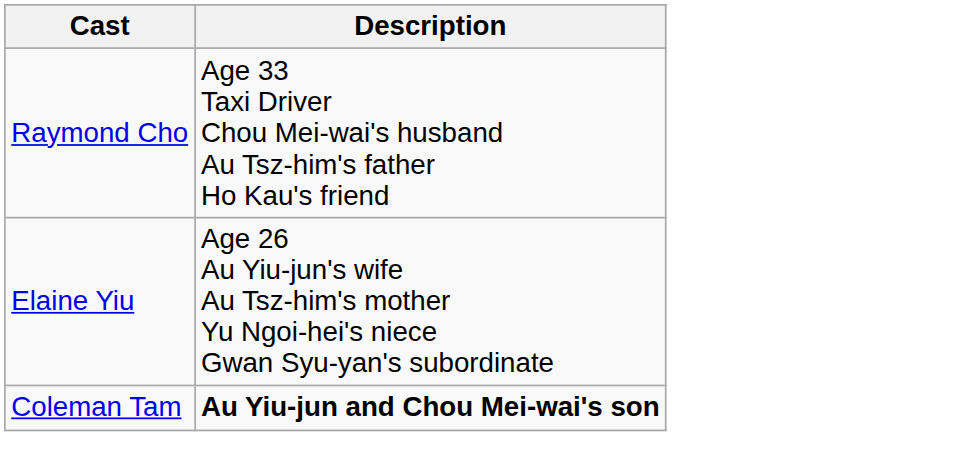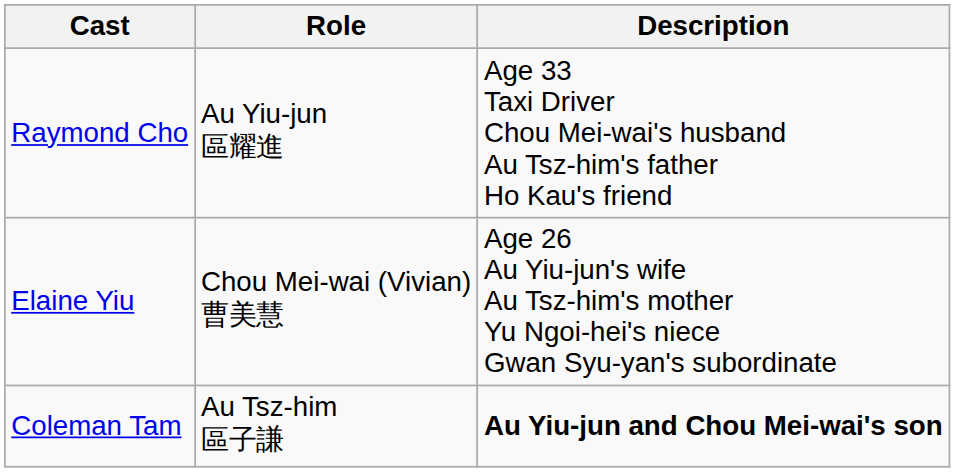+ column: (336, 26)
